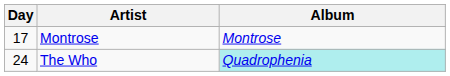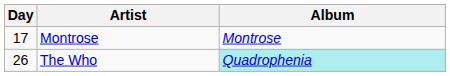(21, 60) 24 -> (21, 60) 26
